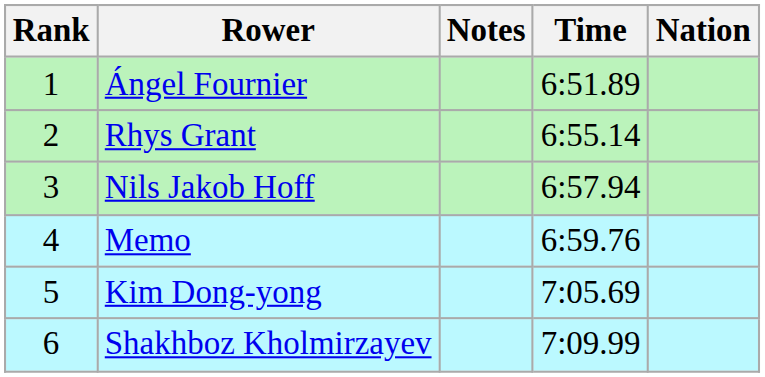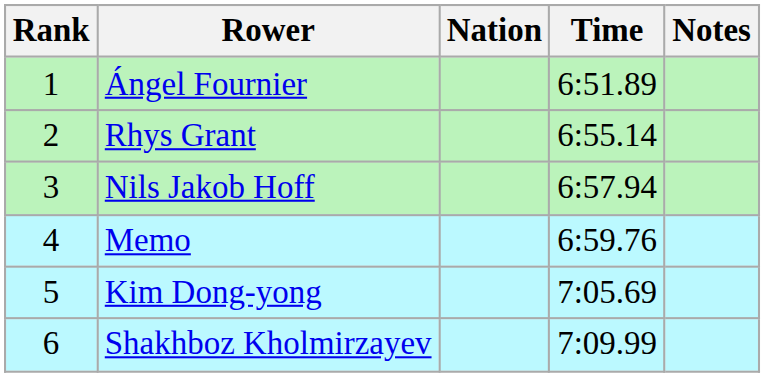columns swapped: (703, 30) <-> (486, 30)
